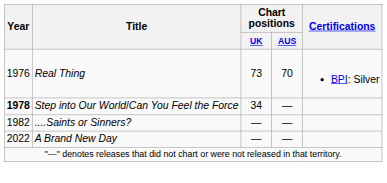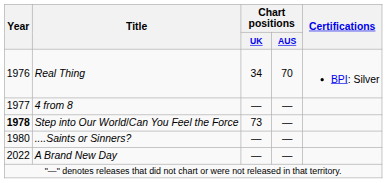(256, 73) 73 -> (256, 73) 34
+ row: (54, 106)
(256, 106) 34 -> (256, 122) 73
(18, 122) 1982 -> (18, 139) 1980
